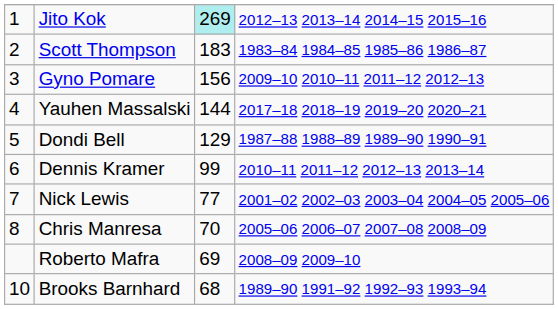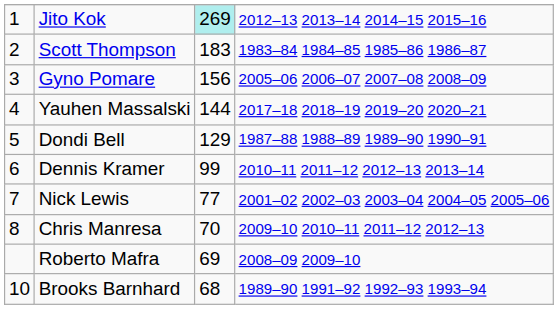(361, 79) 2009–10 2010–11 2011–12 2012–13 -> (363, 79) 2005–06 2006–07 2007–08 2008–09
(363, 229) 2005–06 2006–07 2007–08 2008–09 -> (361, 229) 2009–10 2010–11 2011–12 2012–13
